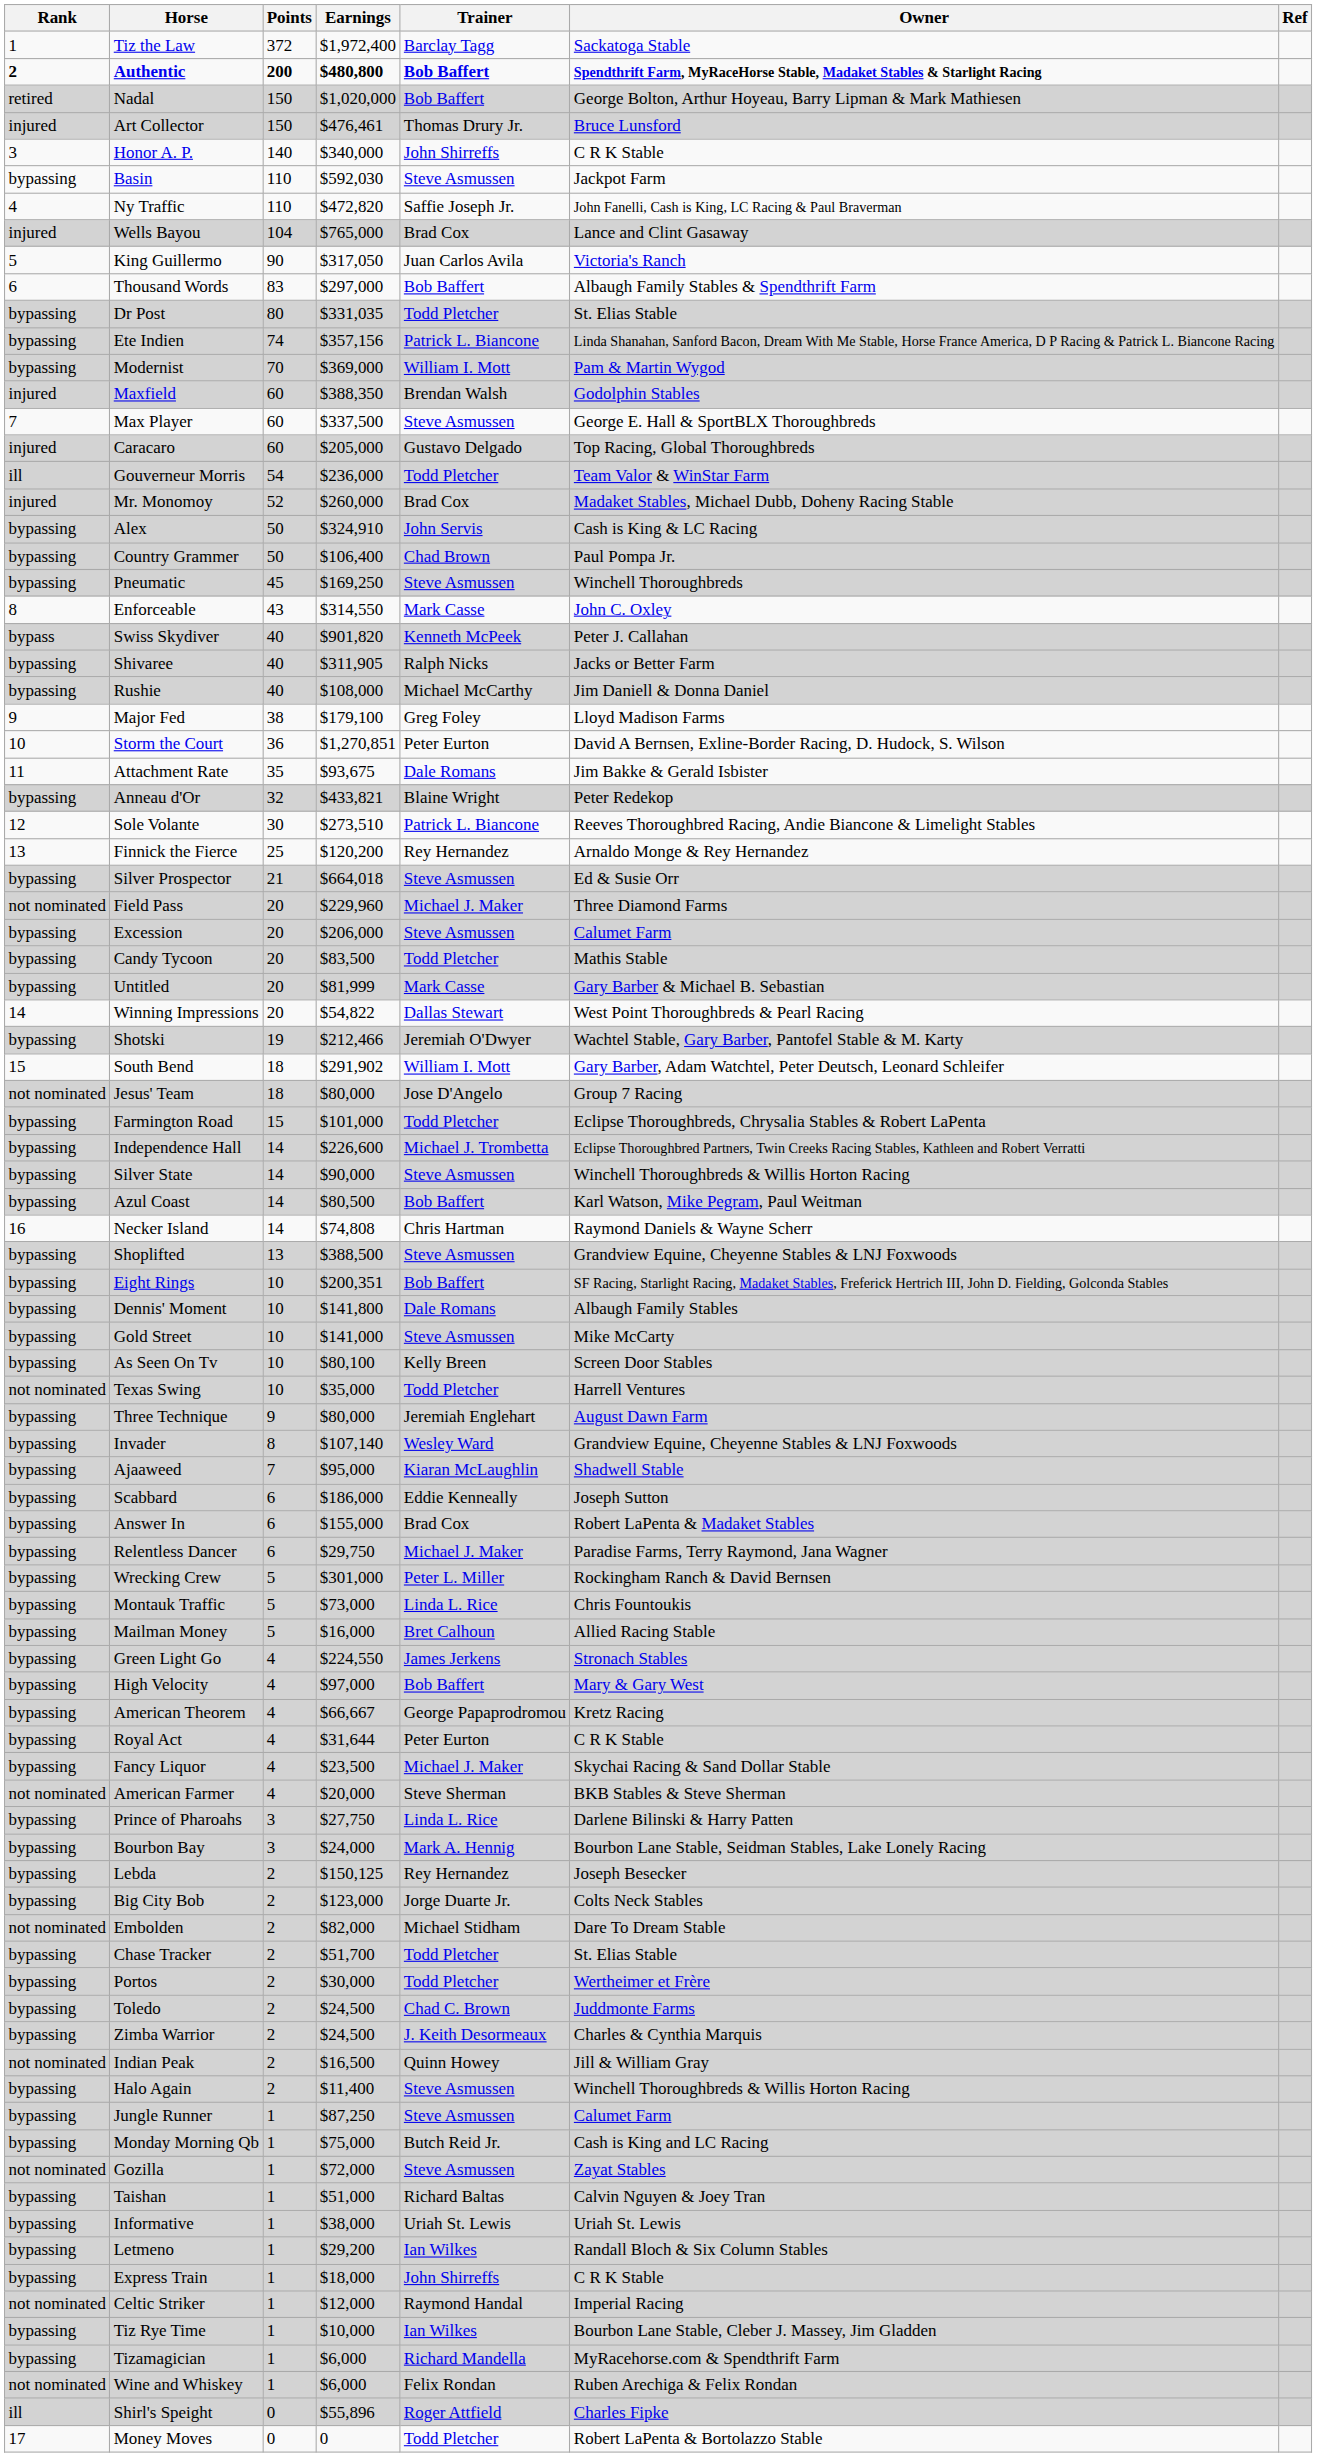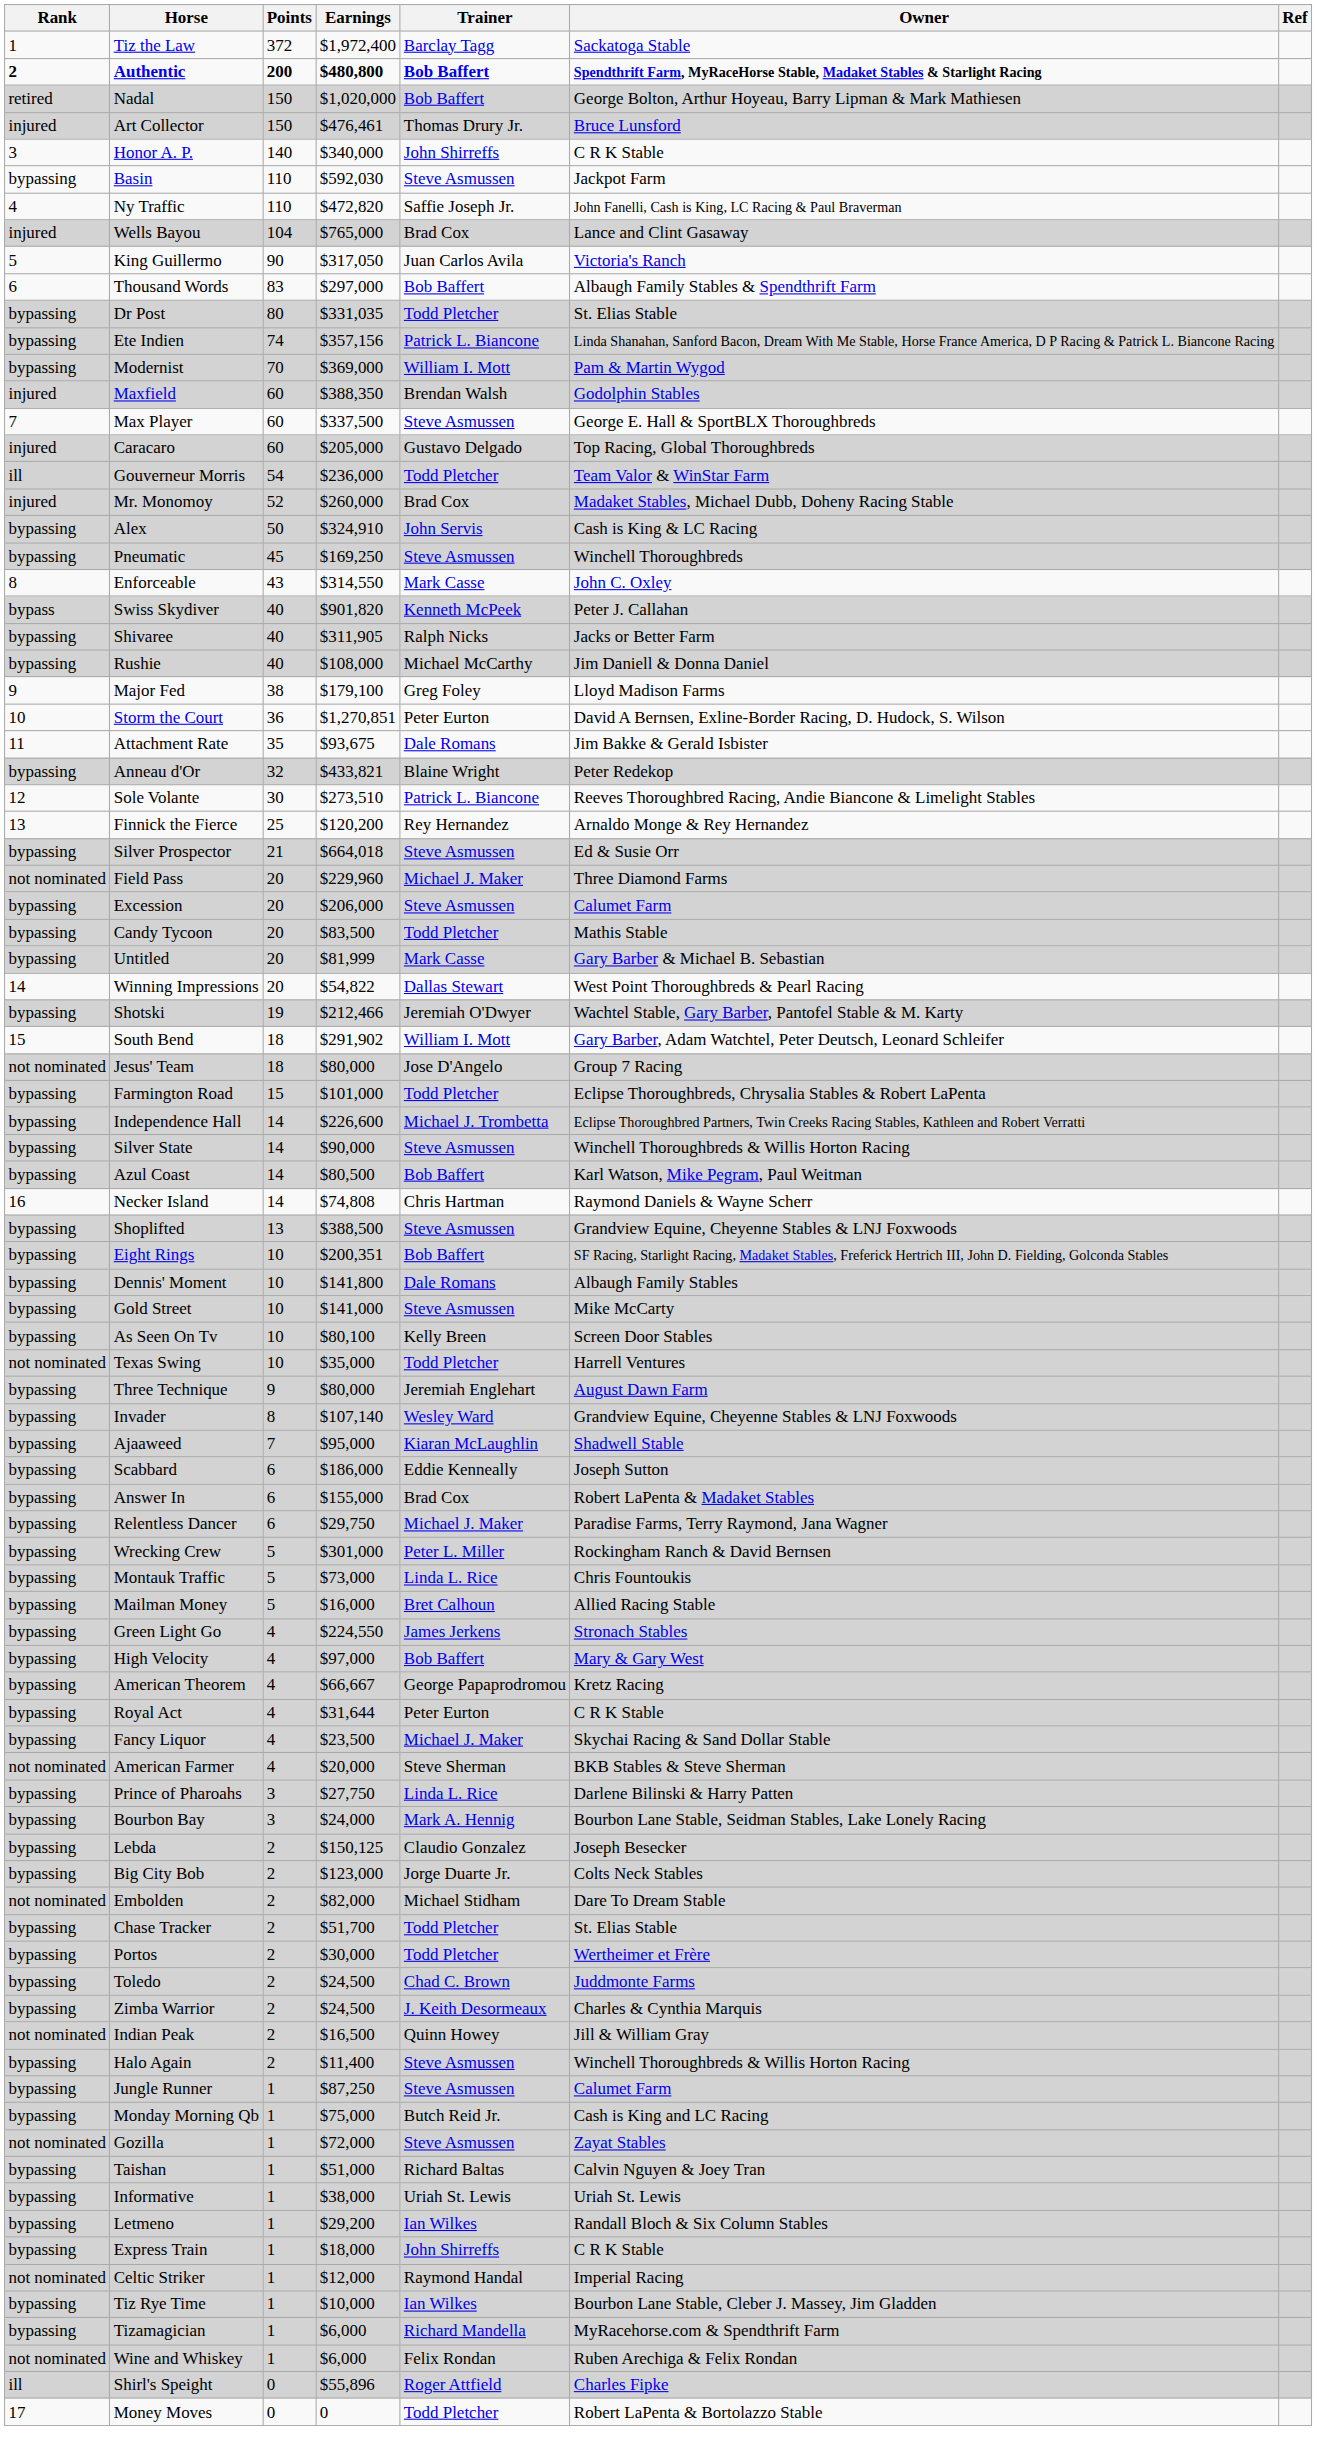- row: (176, 555)
(456, 1873) Rey Hernandez -> (465, 1846) Claudio Gonzalez
